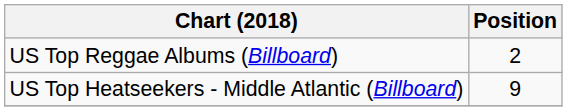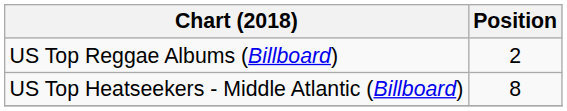(515, 88) 9 -> (515, 88) 8
